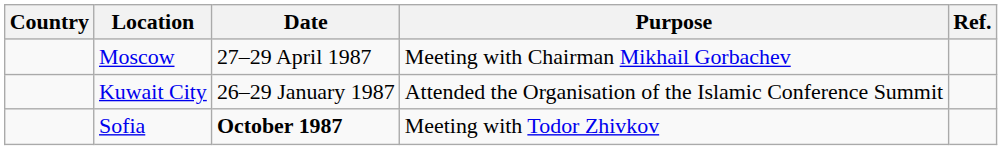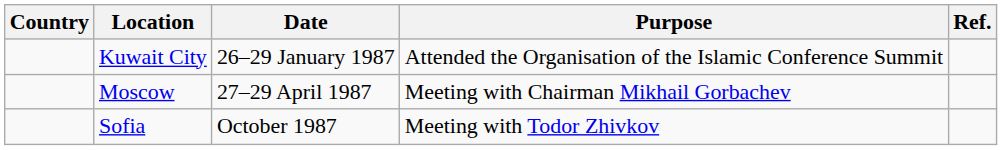rows swapped: (153, 91) <-> (137, 56)
(280, 126) bold -> (277, 126) normal
